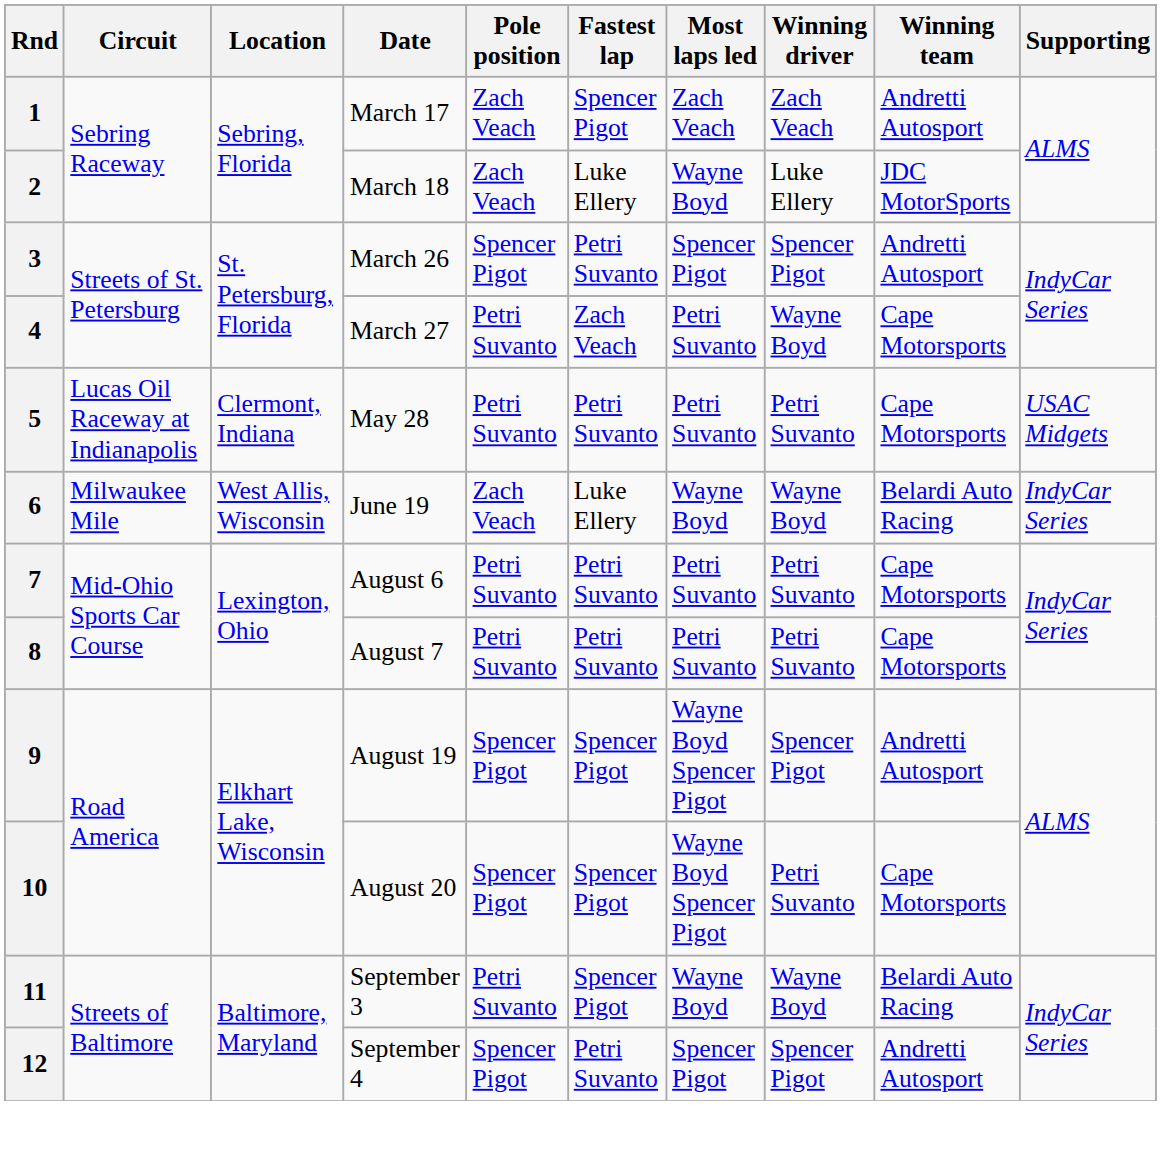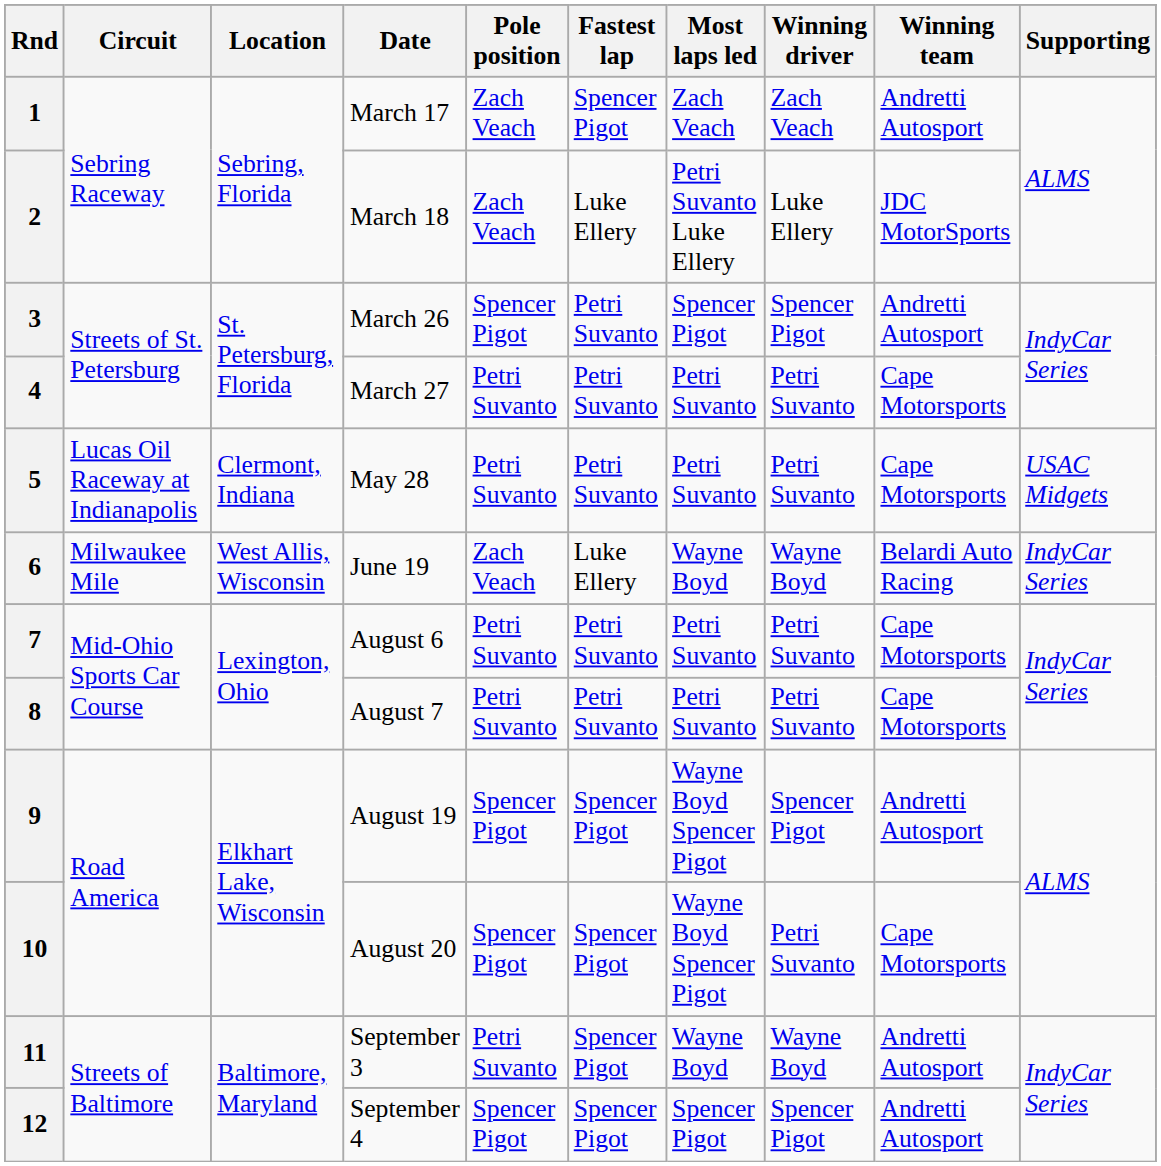(707, 185) Wayne Boyd -> (714, 215) Petri Suvanto Luke Ellery
(605, 331) Zach Veach -> (616, 391) Petri Suvanto
(806, 331) Wayne Boyd -> (813, 391) Petri Suvanto
(946, 990) Belardi Auto Racing -> (932, 1051) Andretti Autosport
(616, 1063) Petri Suvanto -> (615, 1123) Spencer Pigot
